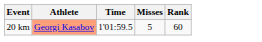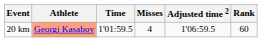+ column: (198, 13)
(150, 27) 5 -> (150, 30) 4
